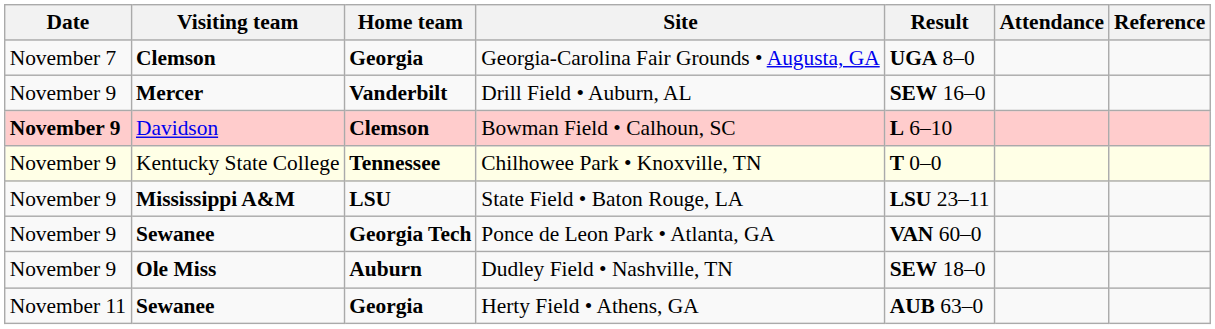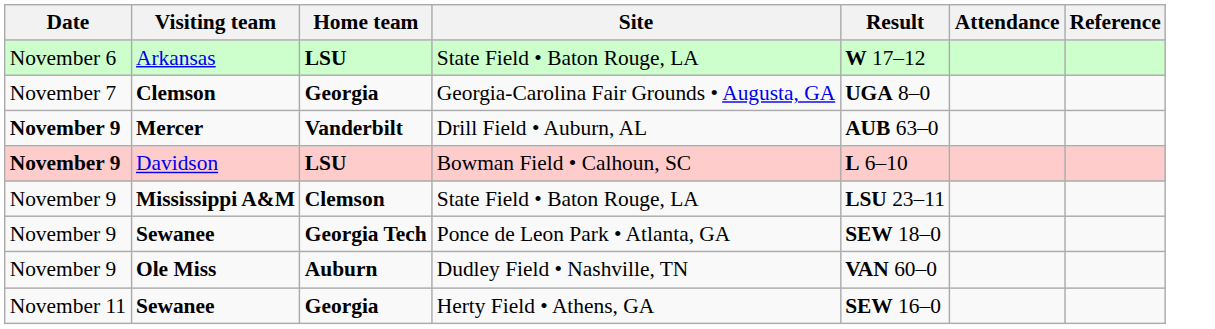+ row: (176, 57)
(63, 93) normal -> (65, 128) bold
(938, 93) SEW 16–0 -> (892, 128) AUB 63–0
(389, 128) Clemson -> (326, 163) LSU
- row: (238, 163)
(370, 199) LSU -> (345, 199) Clemson
(936, 234) VAN 60–0 -> (893, 234) SEW 18–0
(938, 269) SEW 18–0 -> (891, 269) VAN 60–0
(936, 305) AUB 63–0 -> (893, 305) SEW 16–0
